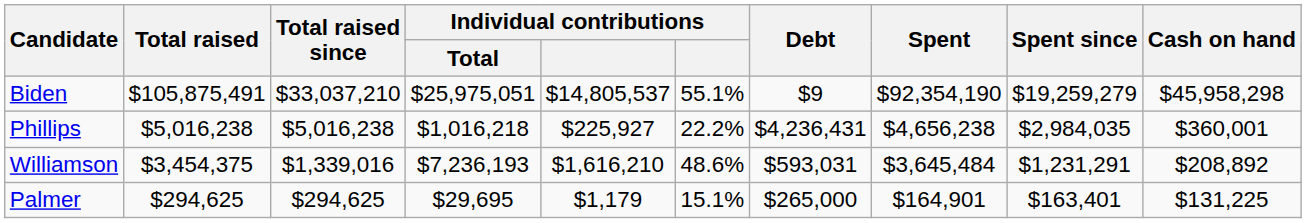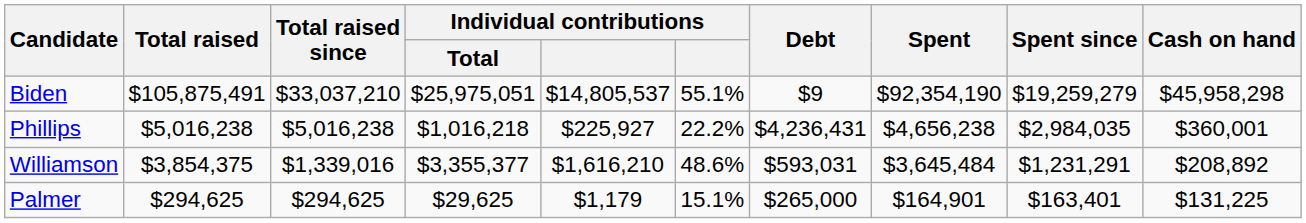(197, 164) $3,454,375 -> (197, 164) $3,854,375
(473, 164) $7,236,193 -> (473, 164) $3,355,377
(473, 199) $29,695 -> (473, 199) $29,625
